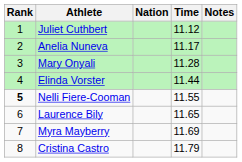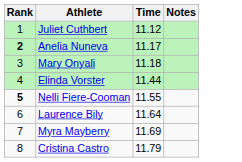- column: (152, 13)
(20, 47) normal -> (20, 47) bold
(187, 64) 11.28 -> (148, 64) 11.18
(187, 115) 11.65 -> (148, 115) 11.64
